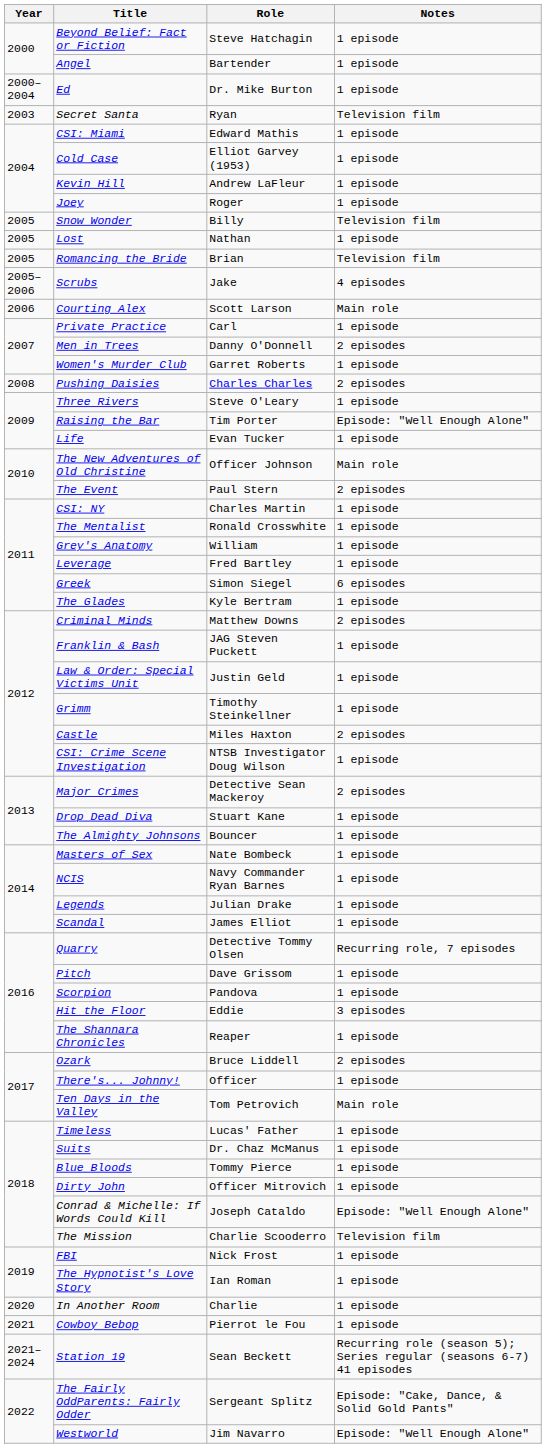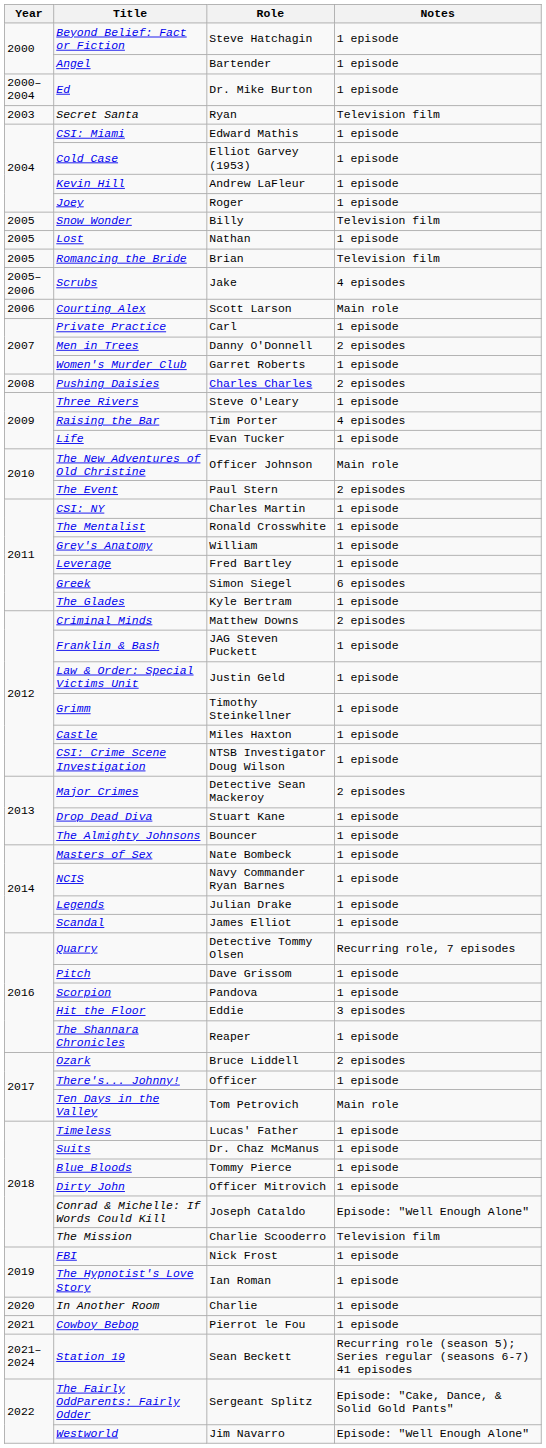(433, 421) Episode: "Well Enough Alone" -> (371, 421) 4 episodes
(371, 735) 2 episodes -> (368, 735) 1 episode
